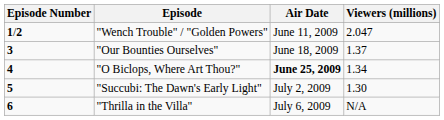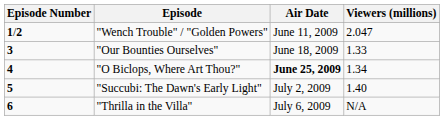(357, 50) 1.37 -> (357, 50) 1.33
(357, 87) 1.30 -> (357, 87) 1.40
